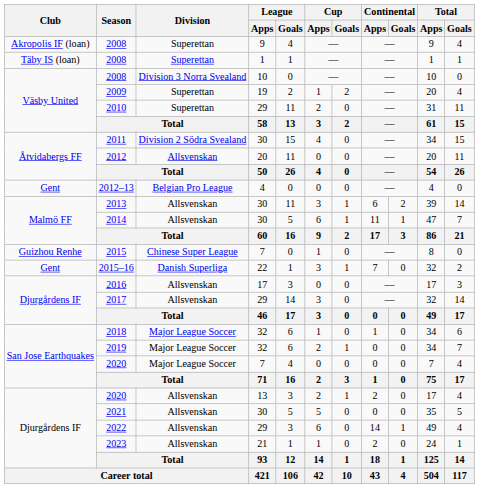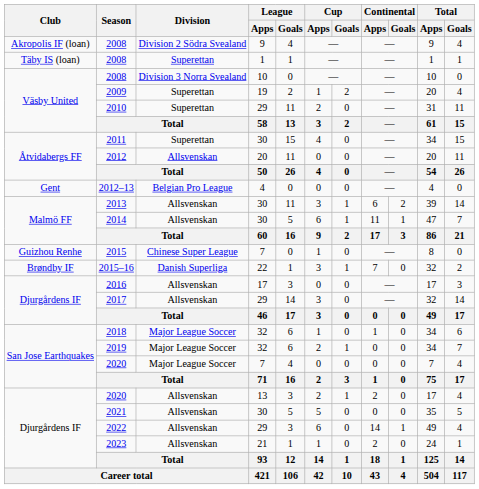(192, 44) Superettan -> (192, 44) Division 2 Södra Svealand
(192, 140) Division 2 Södra Svealand -> (192, 140) Superettan
(50, 268) Gent -> (50, 268) Brøndby IF
